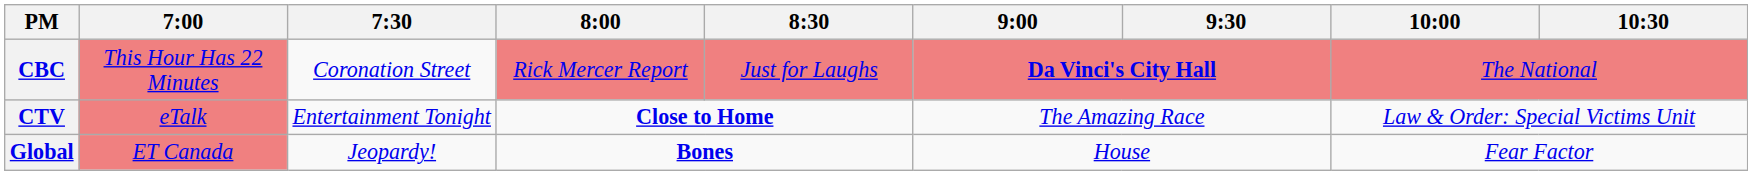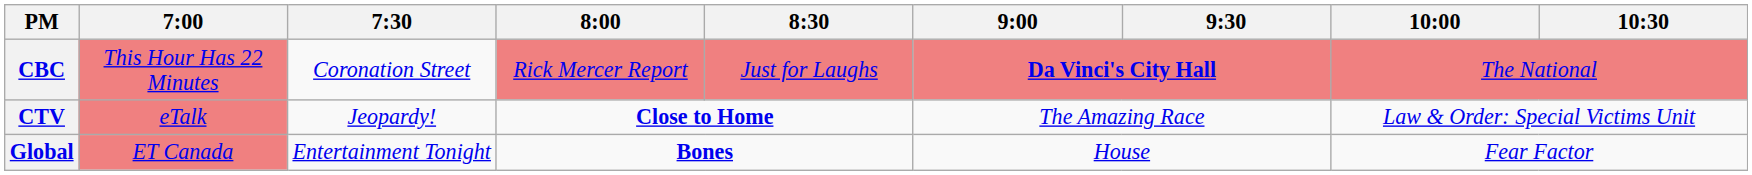(392, 116) Entertainment Tonight -> (392, 116) Jeopardy!
(392, 151) Jeopardy! -> (392, 151) Entertainment Tonight
